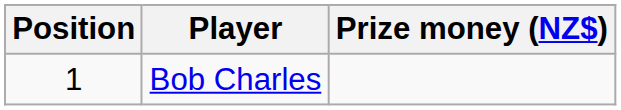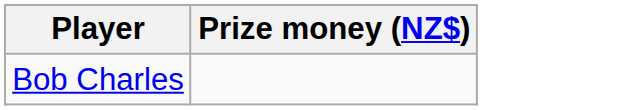- column: (74, 29)
